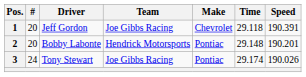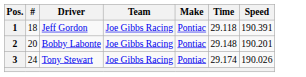(33, 28) 20 -> (33, 28) 18
(214, 28) Chevrolet -> (192, 28) Pontiac
(148, 44) Hendrick Motorsports -> (139, 44) Joe Gibbs Racing
